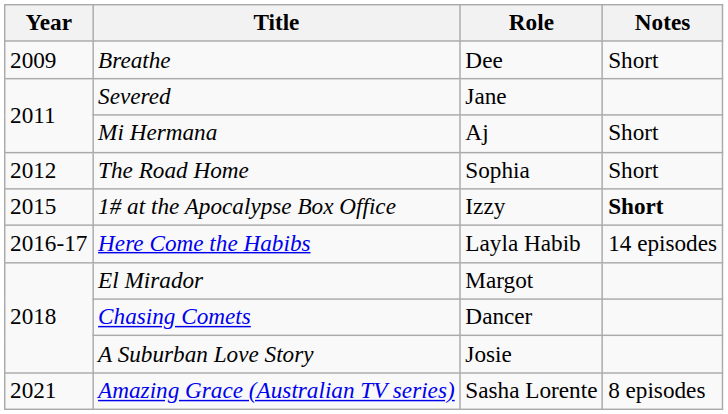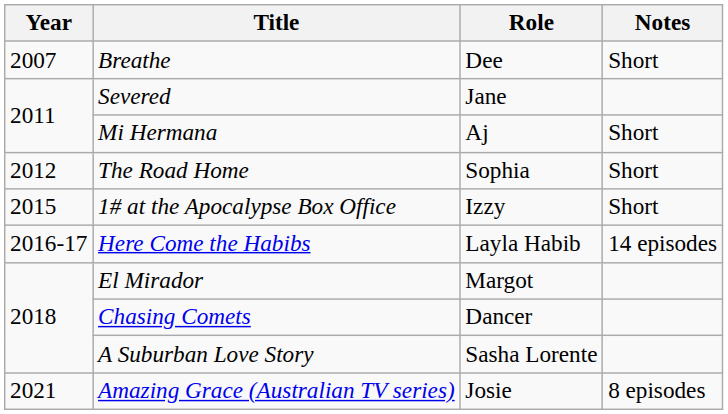(33, 59) 2009 -> (33, 59) 2007
(636, 206) bold -> (633, 206) normal
(489, 354) Josie -> (531, 354) Sasha Lorente
(531, 390) Sasha Lorente -> (489, 390) Josie
